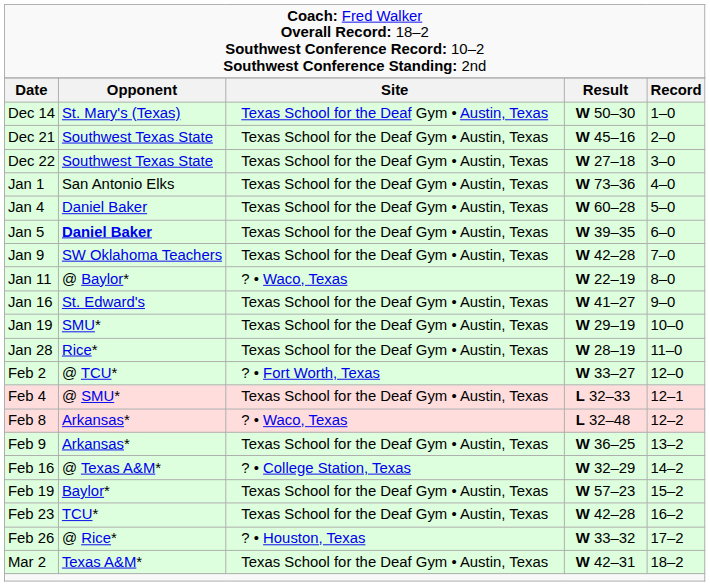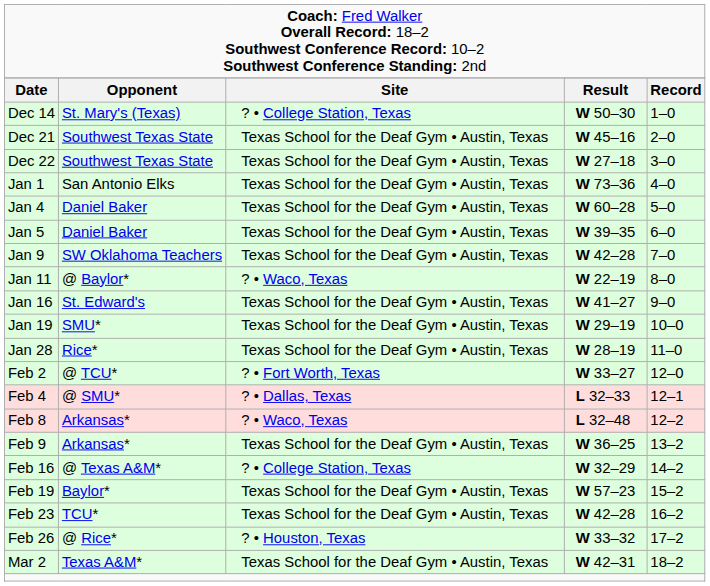(395, 113) Texas School for the Deaf Gym • Austin, Texas -> (326, 113) ? • College Station, Texas
(107, 231) bold -> (105, 231) normal
(395, 396) Texas School for the Deaf Gym • Austin, Texas -> (296, 396) ? • Dallas, Texas
